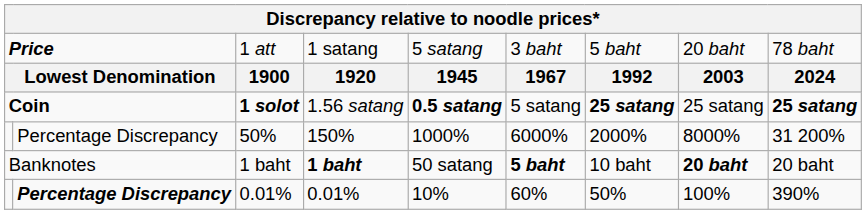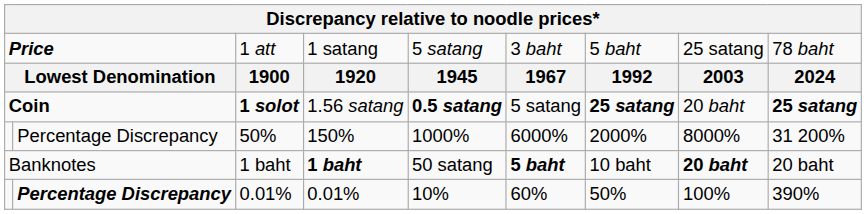(714, 48) 20 baht -> (723, 48) 25 satang
(723, 106) 25 satang -> (714, 106) 20 baht
